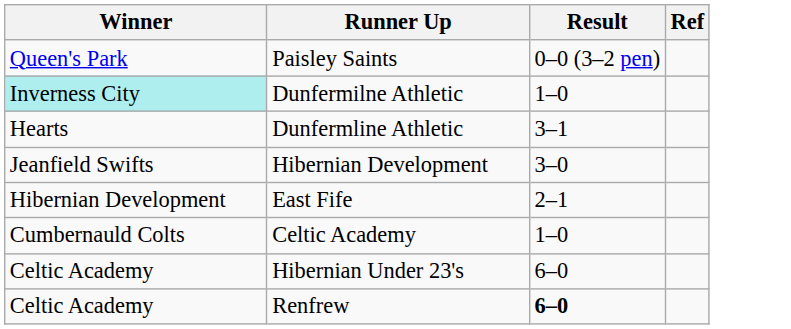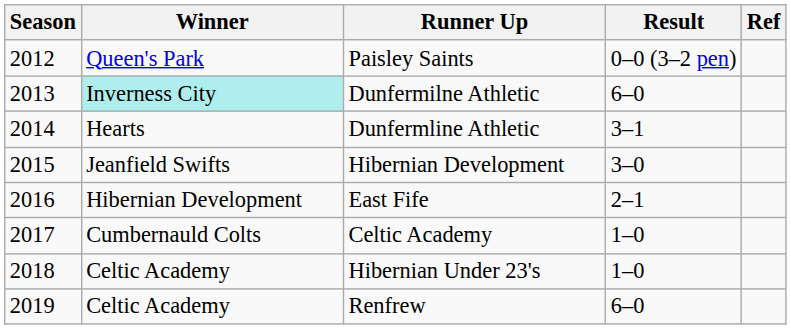+ column: (43, 22)
(551, 93) 1–0 -> (628, 93) 6–0
(551, 270) 6–0 -> (628, 270) 1–0
(551, 306) bold -> (628, 306) normal
